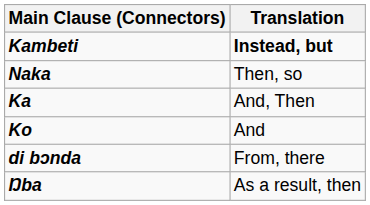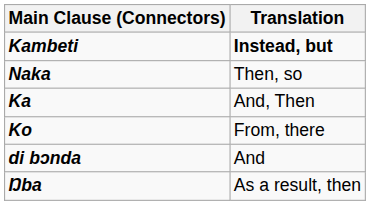(249, 130) And -> (279, 130) From, there
(279, 158) From, there -> (249, 158) And
